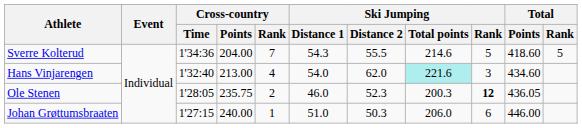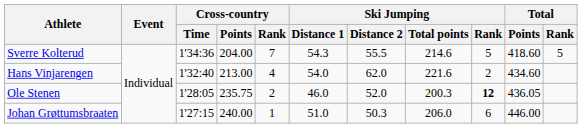(438, 73) paleturquoise background -> (438, 73) no background
(488, 73) 3 -> (488, 73) 2
(376, 93) 52.3 -> (376, 93) 52.0
